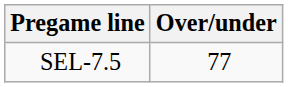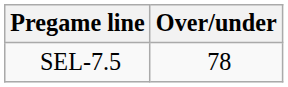(216, 61) 77 -> (216, 61) 78
